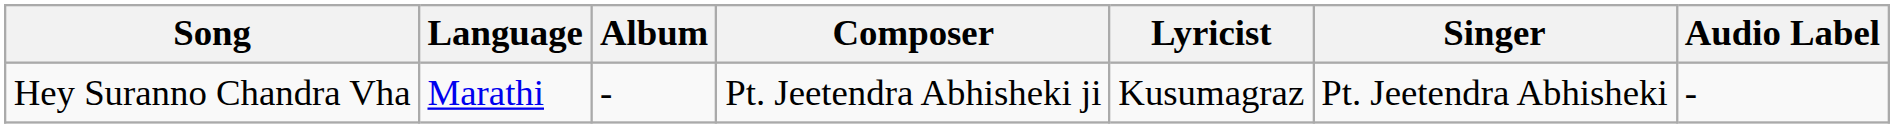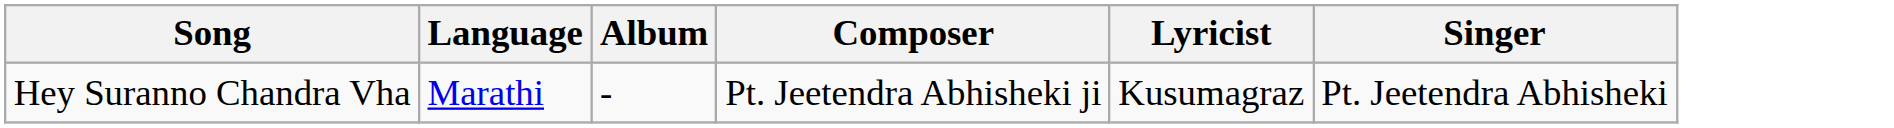- column: (1782, 33)
